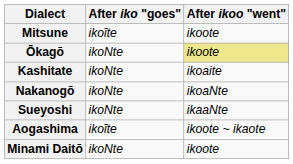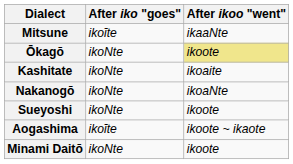(203, 33) ikoote -> (207, 33) ikaaNte
(207, 110) ikaaNte -> (203, 110) ikoote
